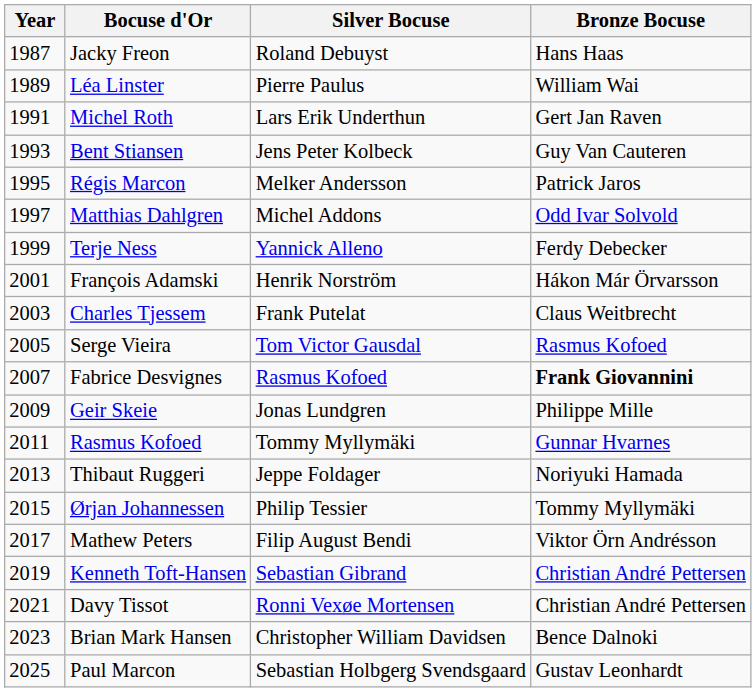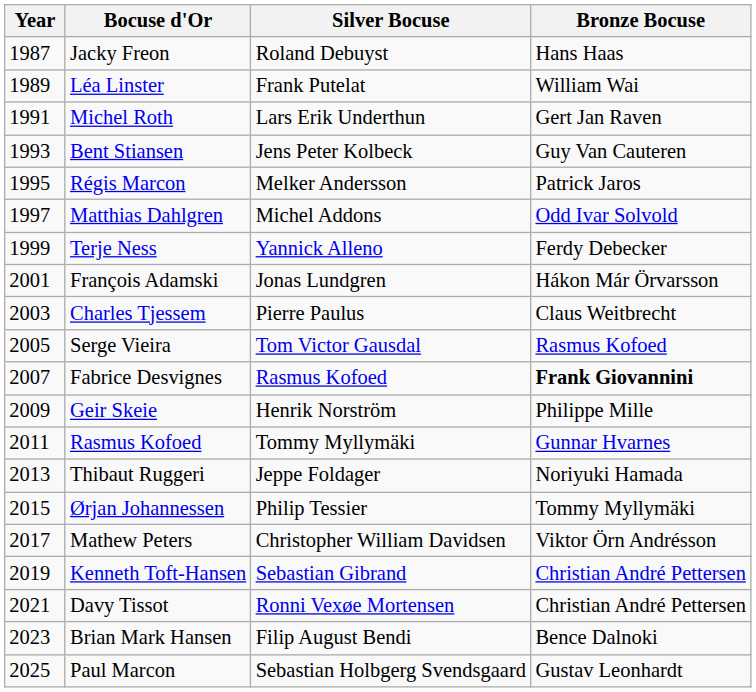(310, 85) Pierre Paulus -> (311, 85) Frank Putelat
(326, 280) Henrik Norström -> (321, 280) Jonas Lundgren
(311, 313) Frank Putelat -> (310, 313) Pierre Paulus
(321, 410) Jonas Lundgren -> (326, 410) Henrik Norström
(334, 540) Filip August Bendi -> (381, 540) Christopher William Davidsen
(381, 637) Christopher William Davidsen -> (334, 637) Filip August Bendi
